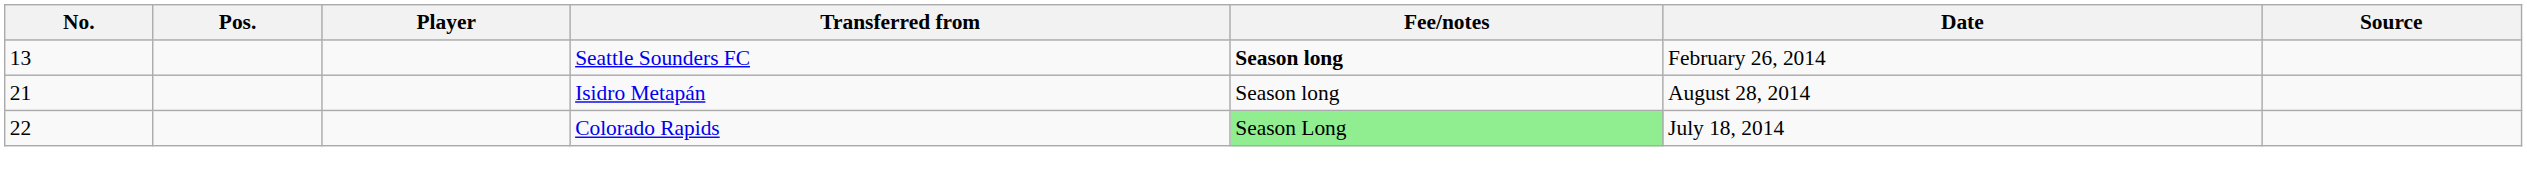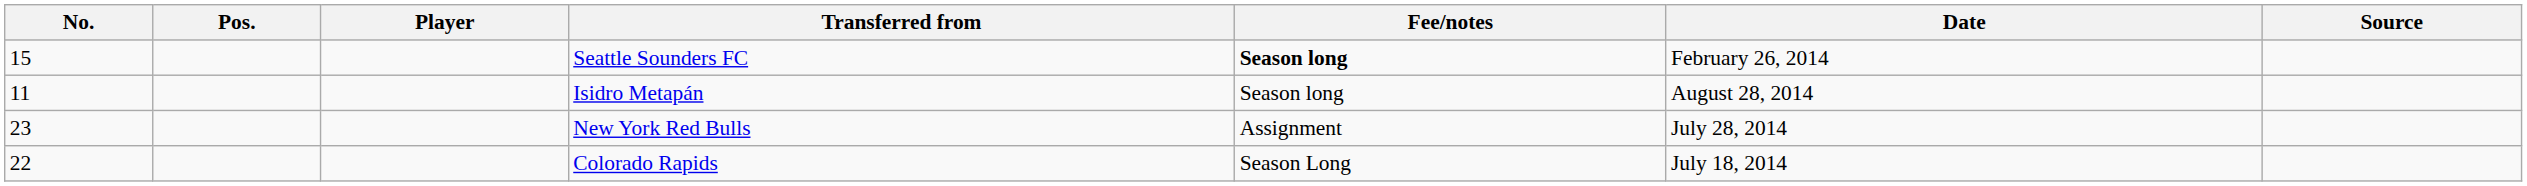(20, 57) 13 -> (20, 57) 15
(20, 93) 21 -> (20, 93) 11
+ row: (662, 128)
(1291, 128) lightgreen background -> (1295, 163) no background
